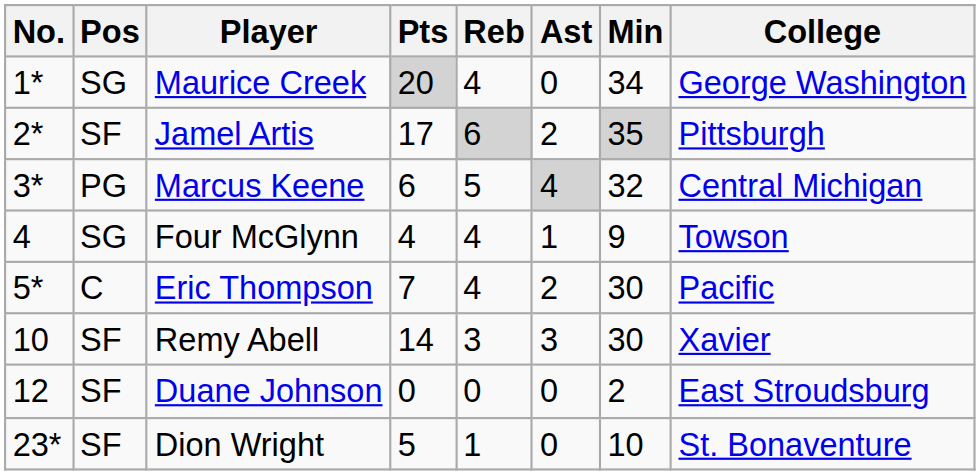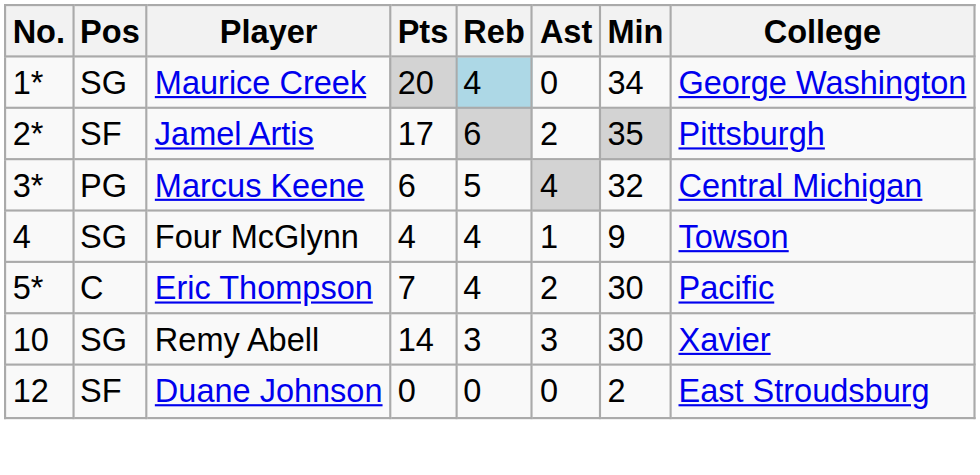(472, 82) no background -> (472, 82) lightblue background
(101, 340) SF -> (104, 340) SG
- row: (239, 443)
